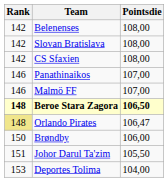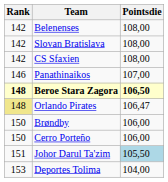- row: (55, 91)
+ row: (62, 138)
(136, 153) no background -> (136, 153) lightblue background
